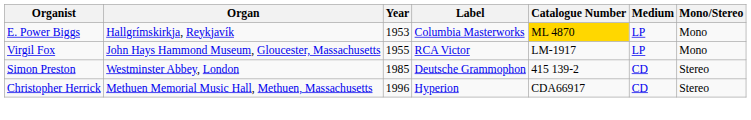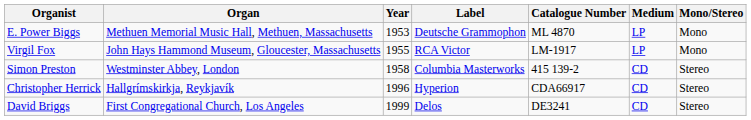(170, 32) Hallgrímskirkja, Reykjavík -> (239, 32) Methuen Memorial Music Hall, Methuen, Massachusetts
(470, 32) Columbia Masterworks -> (470, 32) Deutsche Grammophon
(553, 32) gold background -> (553, 32) no background
(398, 69) 1985 -> (398, 69) 1958
(470, 69) Deutsche Grammophon -> (470, 69) Columbia Masterworks
(239, 87) Methuen Memorial Music Hall, Methuen, Massachusetts -> (170, 87) Hallgrímskirkja, Reykjavík
+ row: (38, 106)
